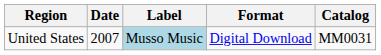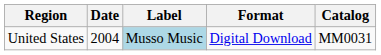(105, 38) 2007 -> (105, 38) 2004
